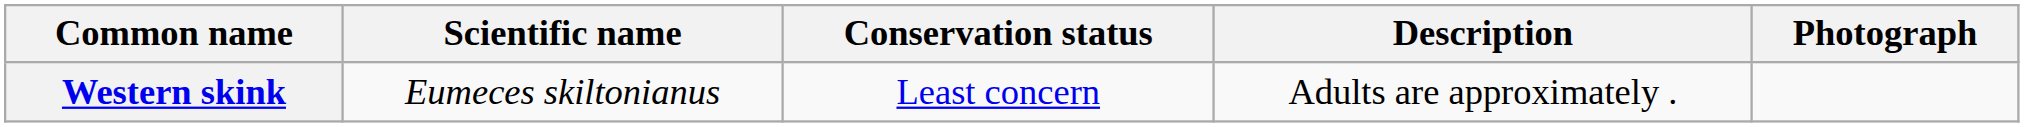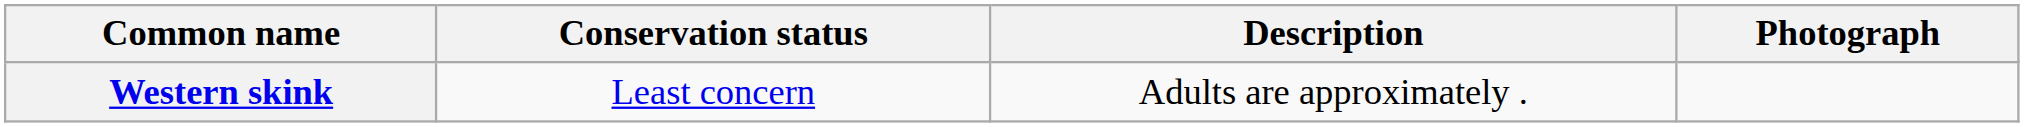- column: (563, 33)
